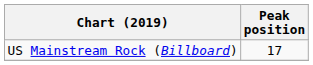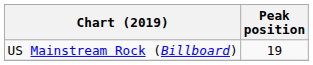(274, 50) 17 -> (274, 50) 19
